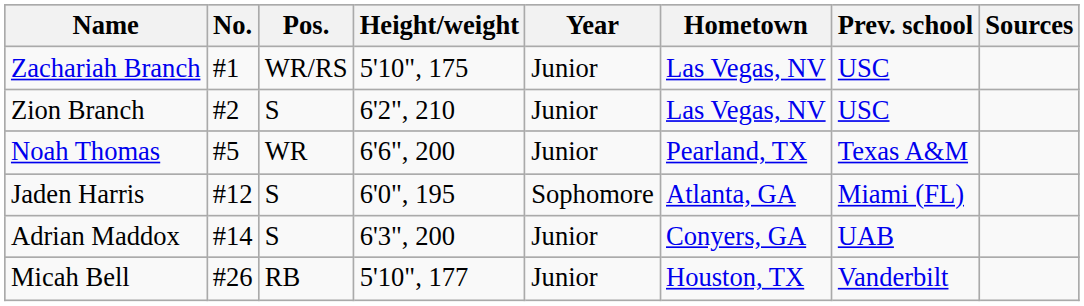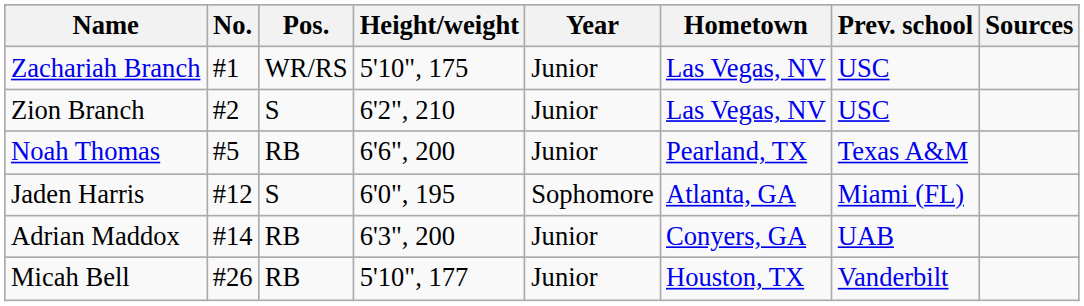(286, 151) WR -> (282, 151) RB
(272, 236) S -> (282, 236) RB
